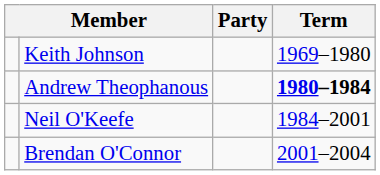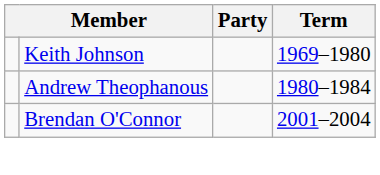(324, 86) bold -> (324, 86) normal
- row: (79, 119)
